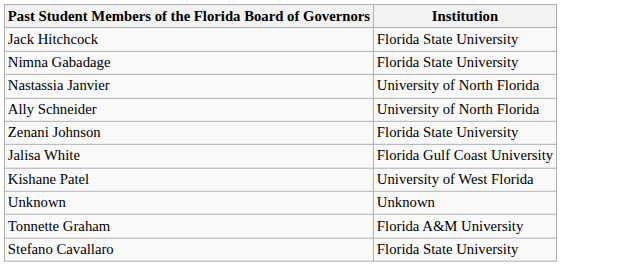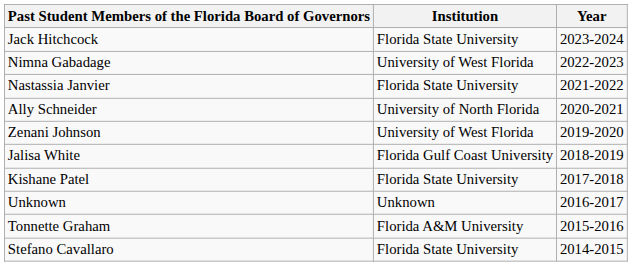+ column: (592, 16)
(448, 62) Florida State University -> (455, 62) University of West Florida
(458, 86) University of North Florida -> (448, 86) Florida State University
(448, 132) Florida State University -> (455, 132) University of West Florida
(455, 179) University of West Florida -> (448, 179) Florida State University
